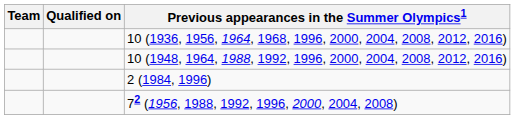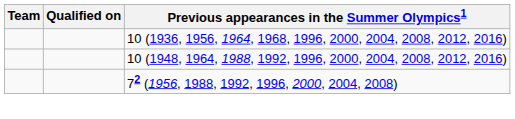- row: (169, 79)
